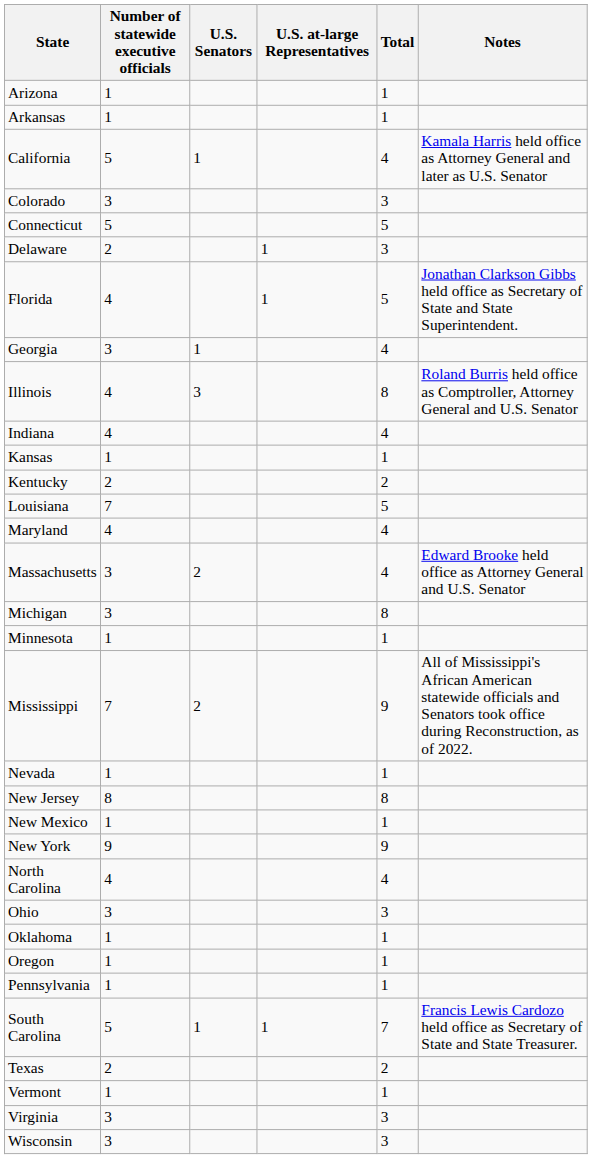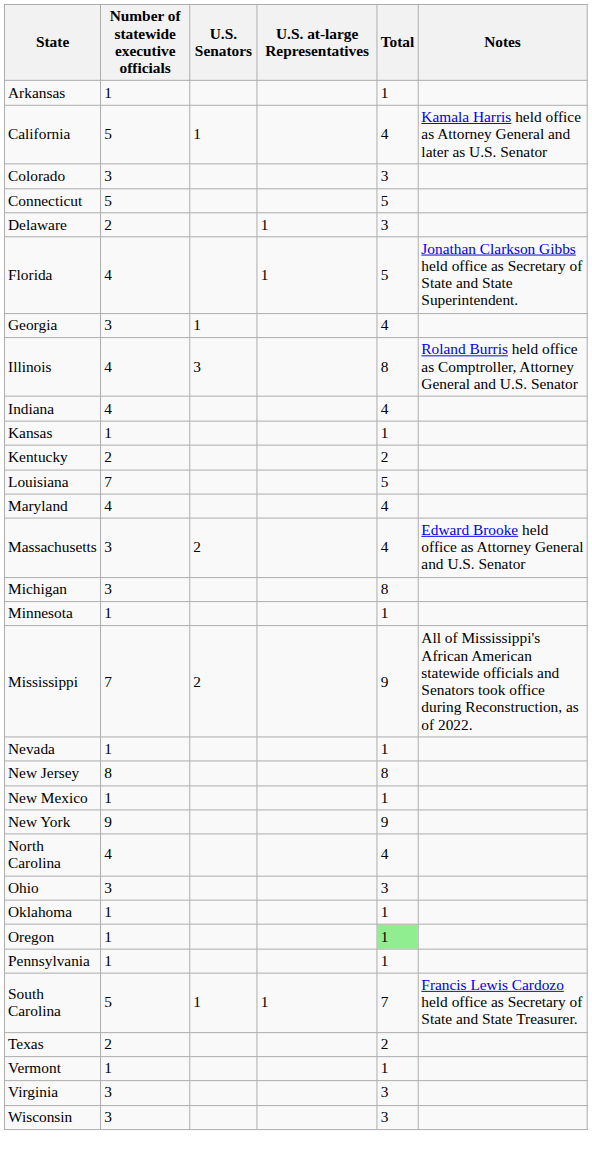- row: (33, 92)
(385, 961) no background -> (385, 936) lightgreen background
